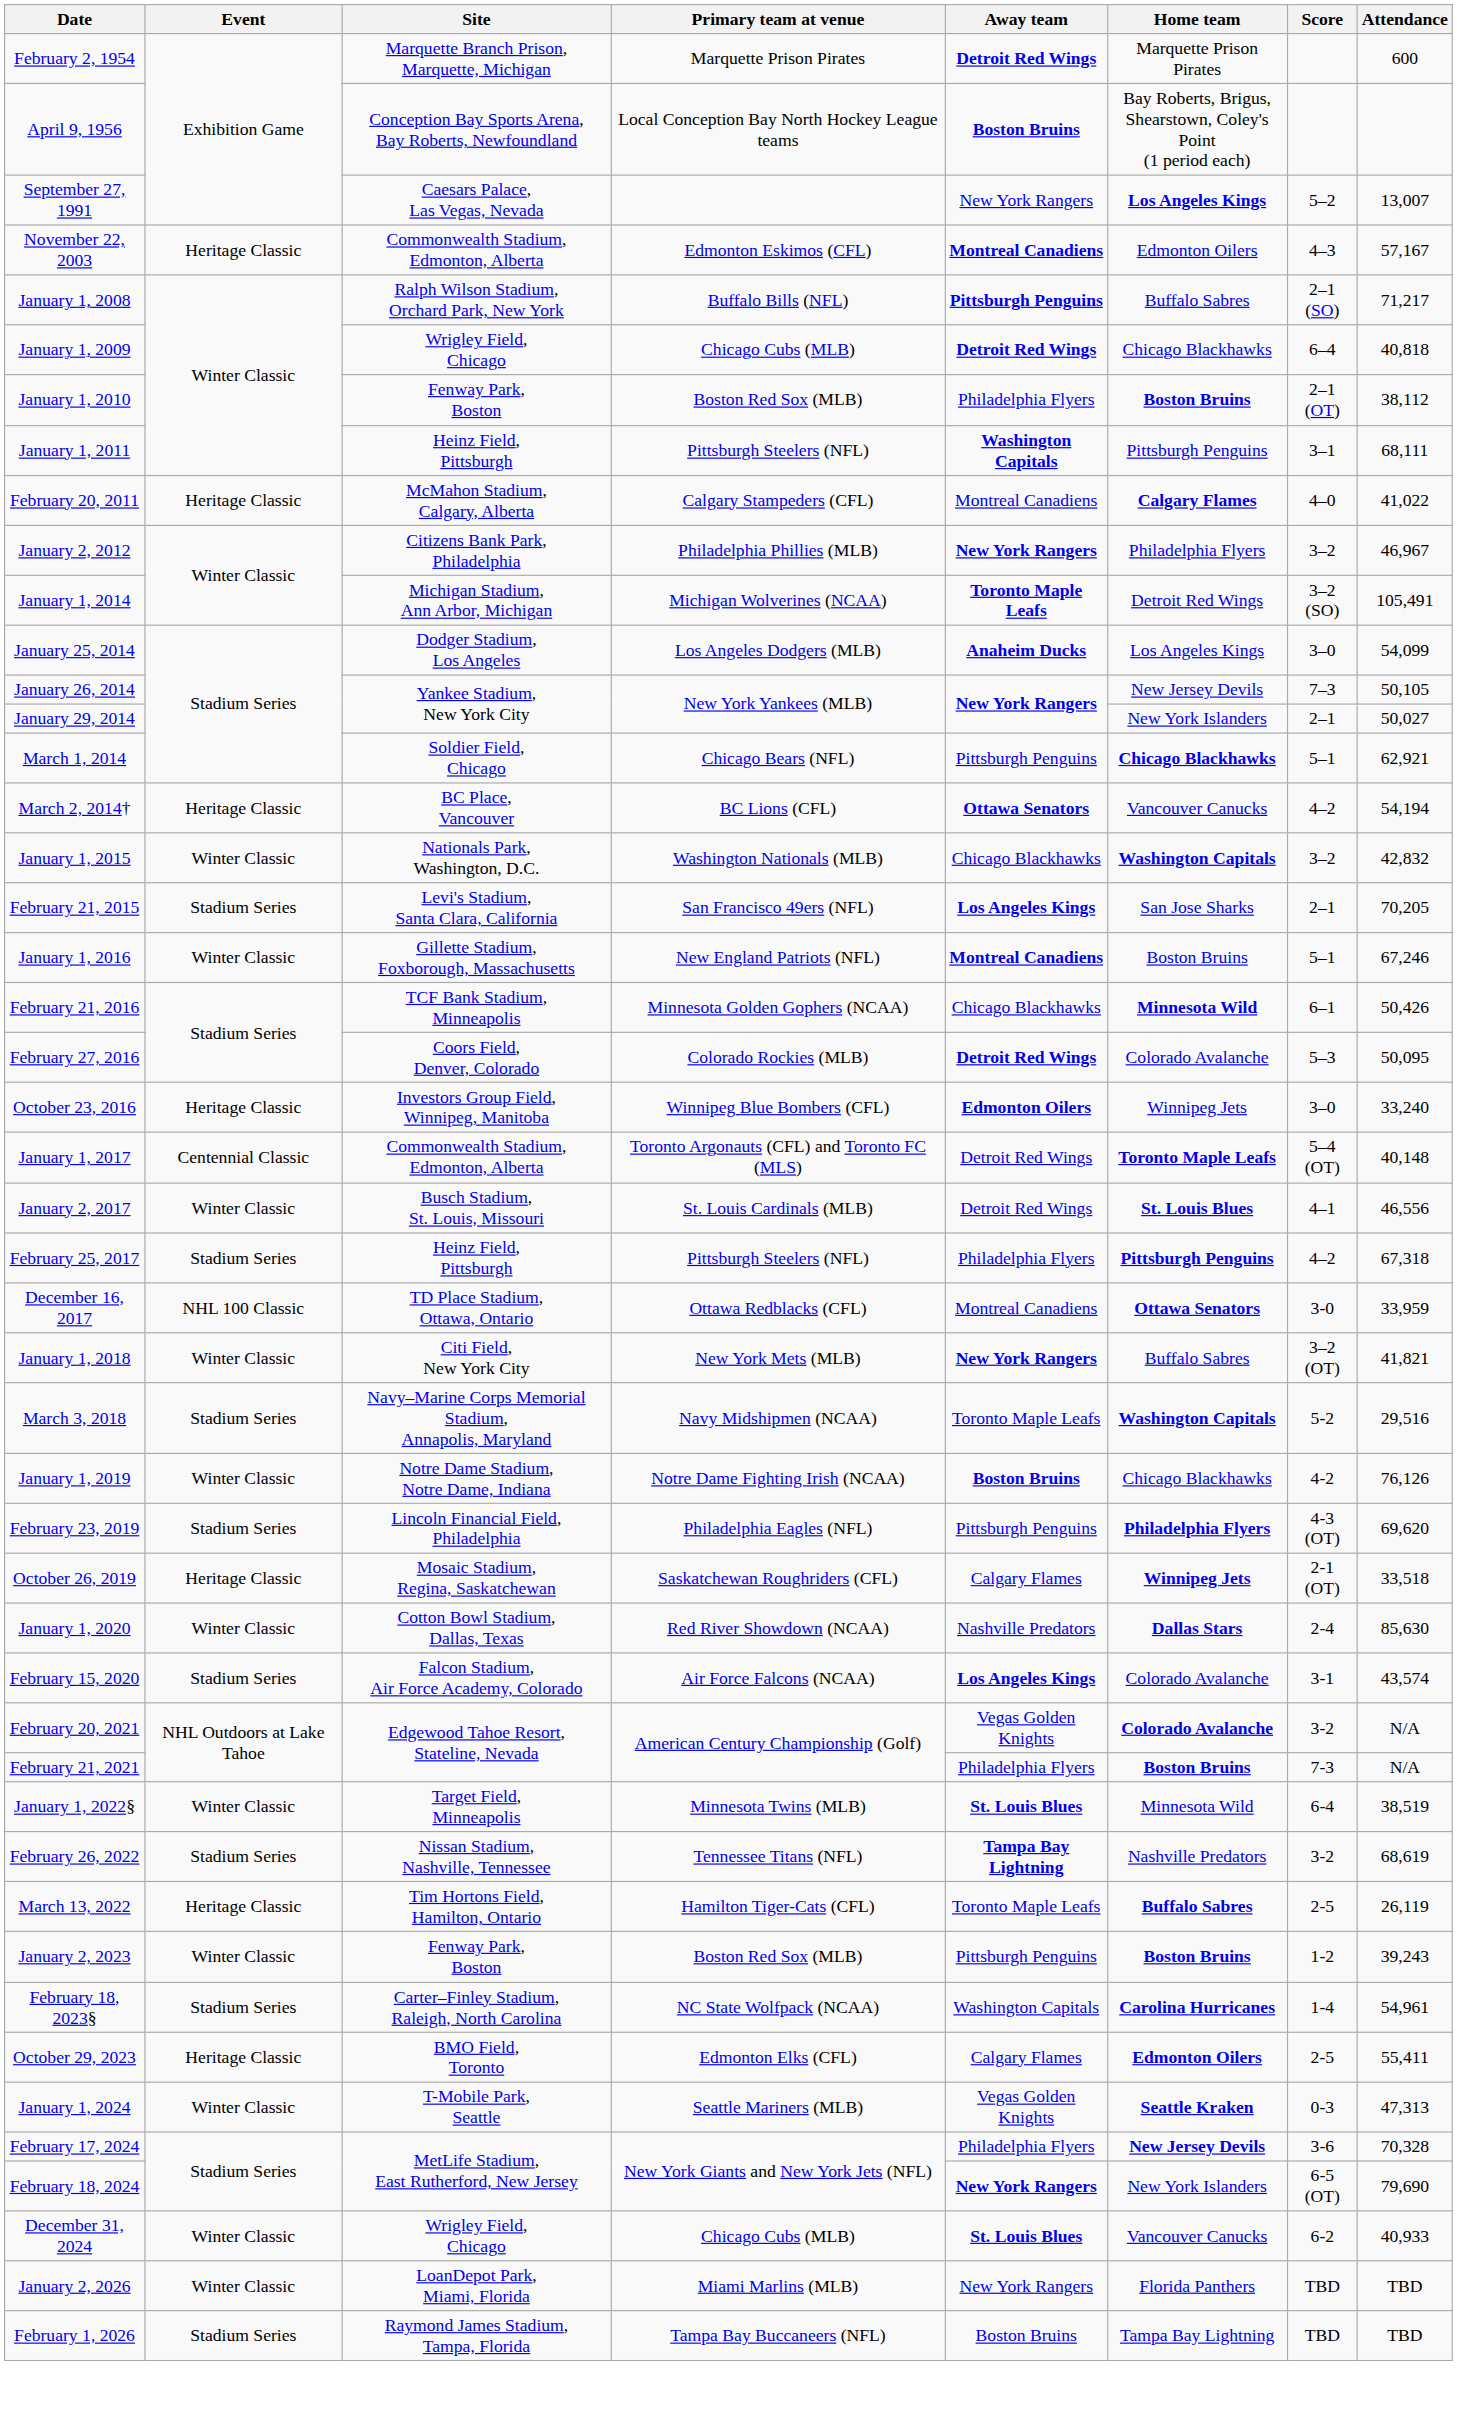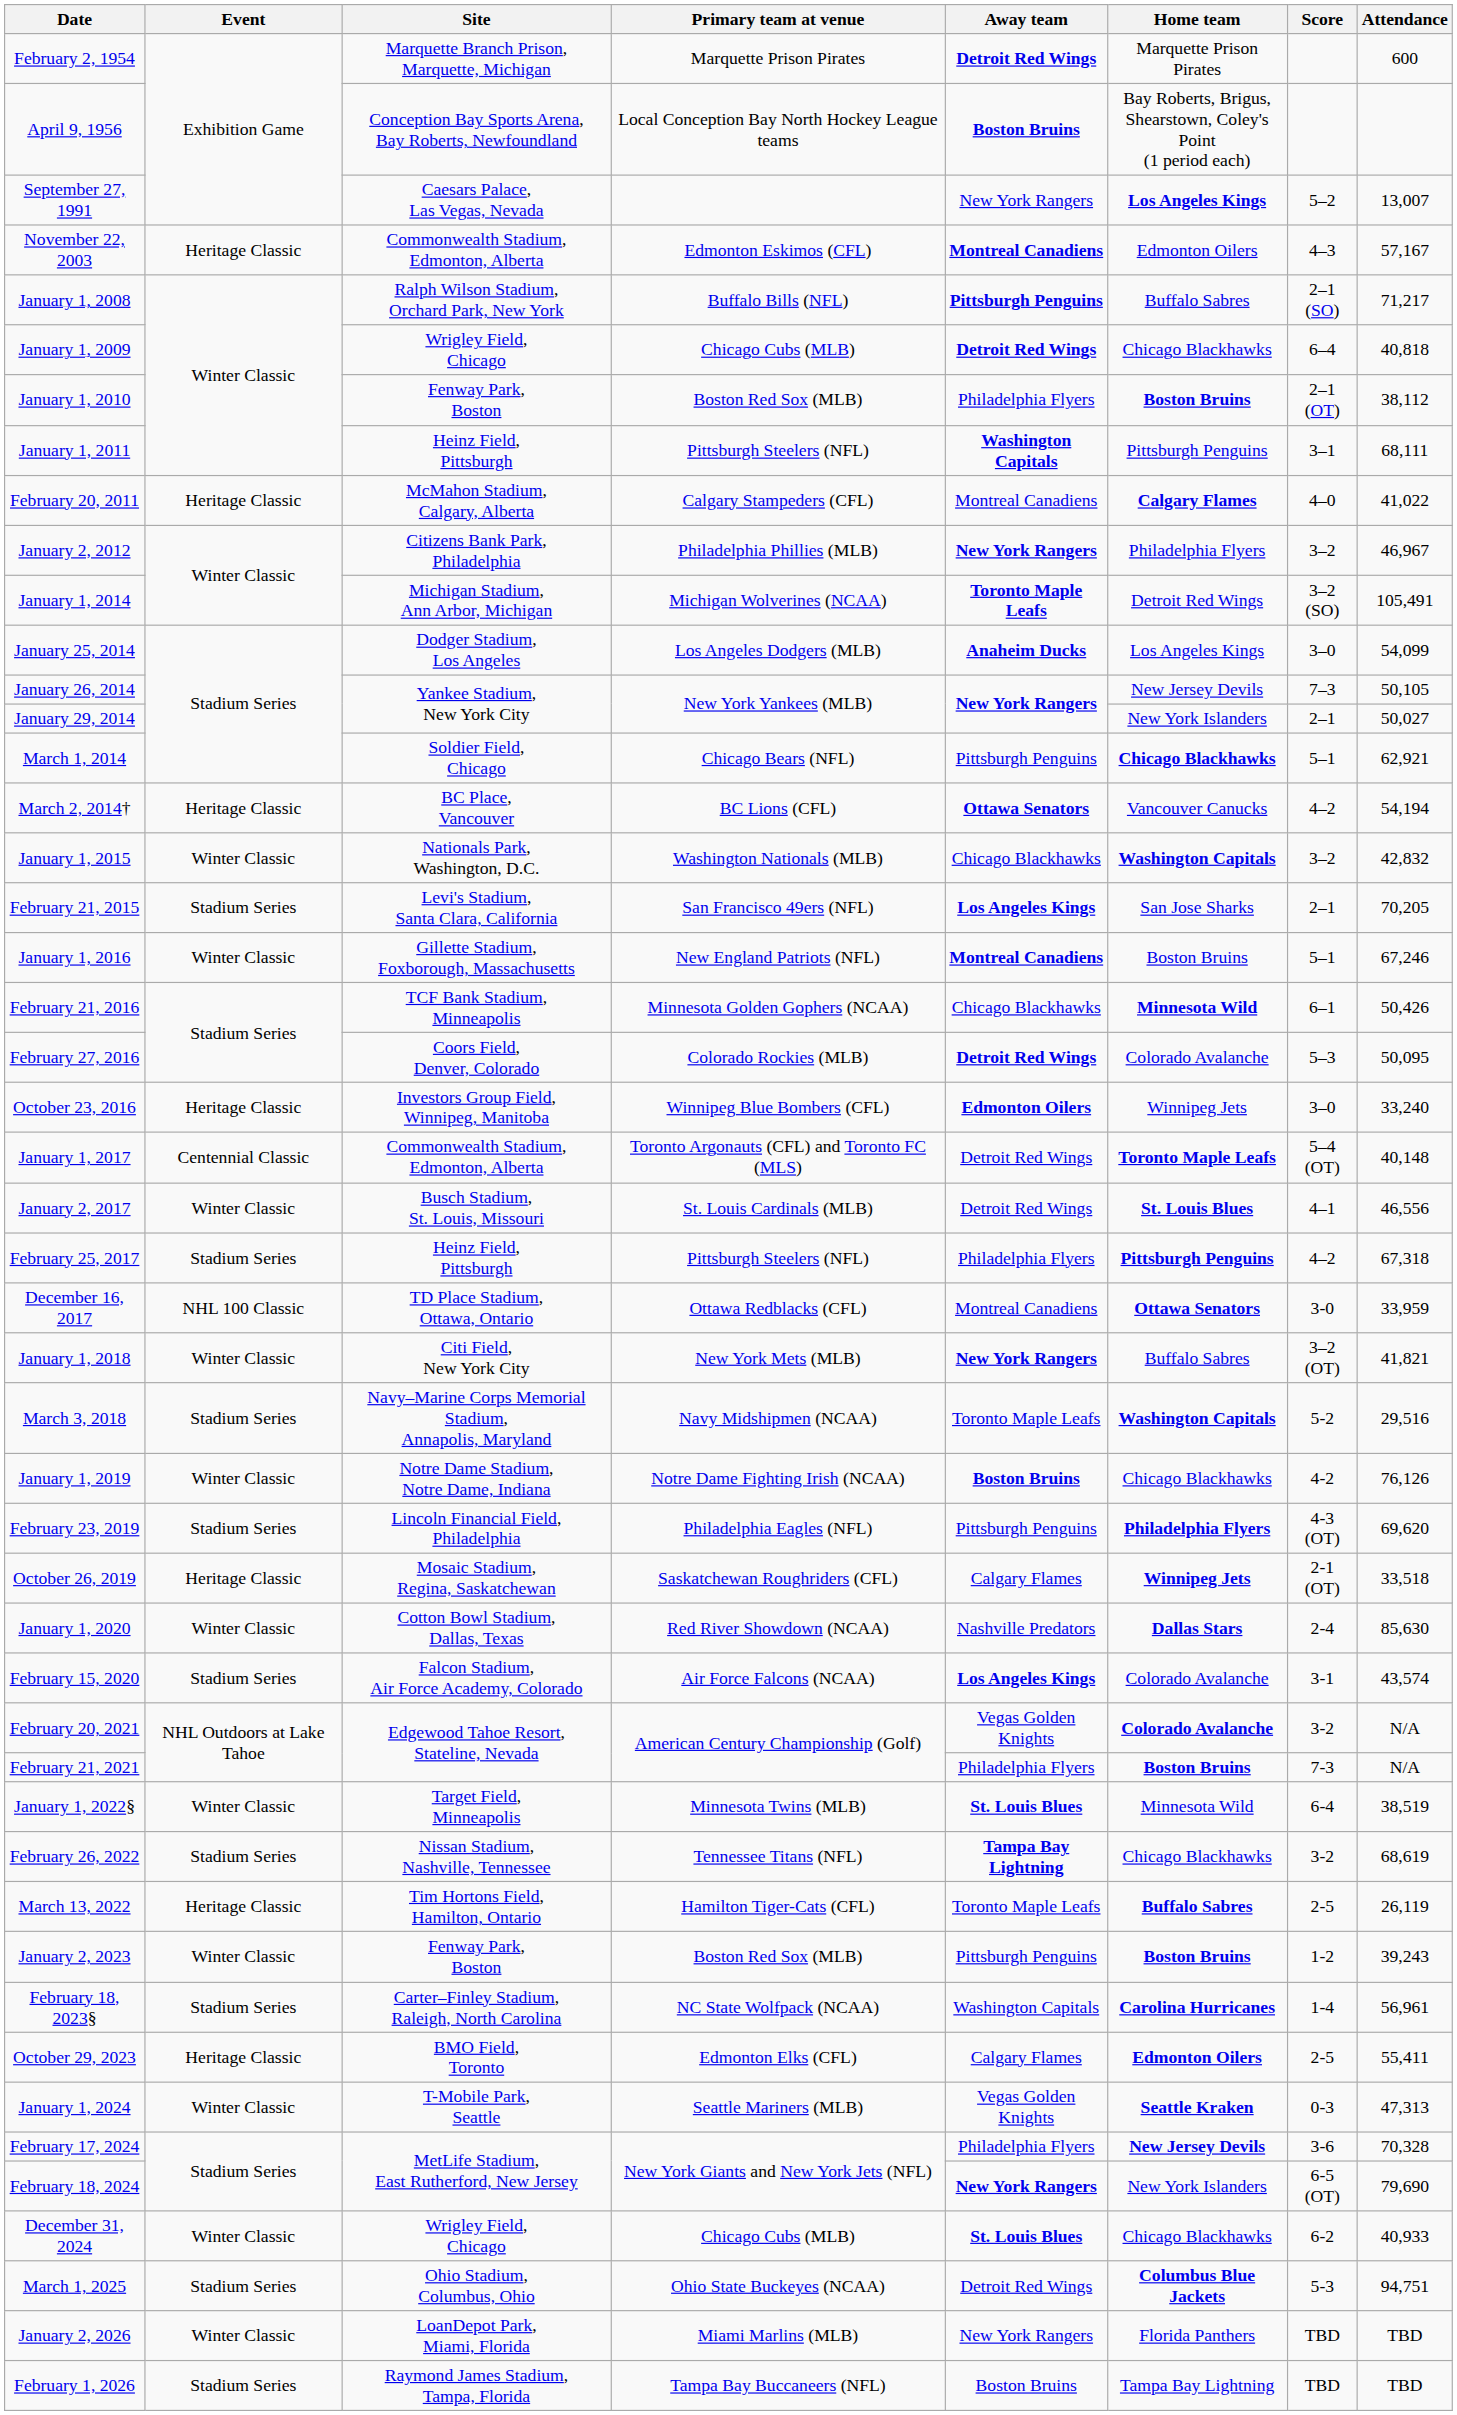(1197, 1857) Nashville Predators -> (1197, 1857) Chicago Blackhawks
(1405, 2006) 54,961 -> (1405, 2006) 56,961
(1197, 2235) Vancouver Canucks -> (1197, 2235) Chicago Blackhawks
+ row: (75, 2285)
